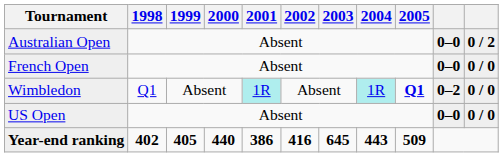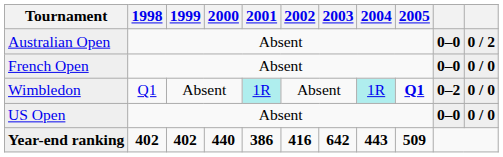(185, 139) 405 -> (185, 139) 402
(338, 139) 645 -> (338, 139) 642
